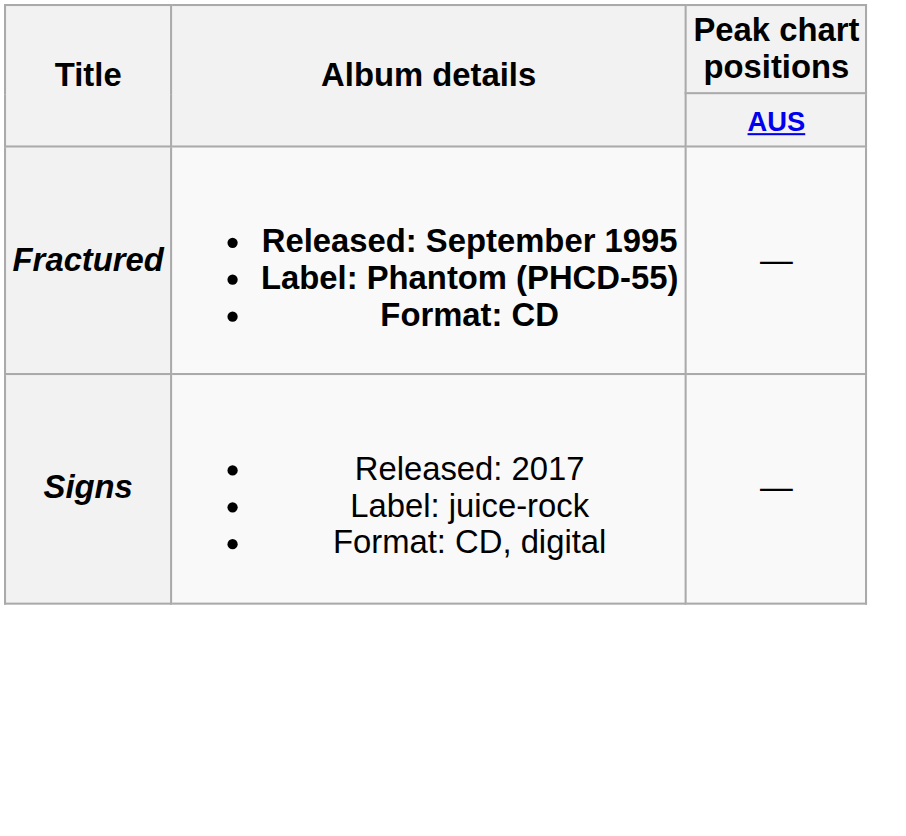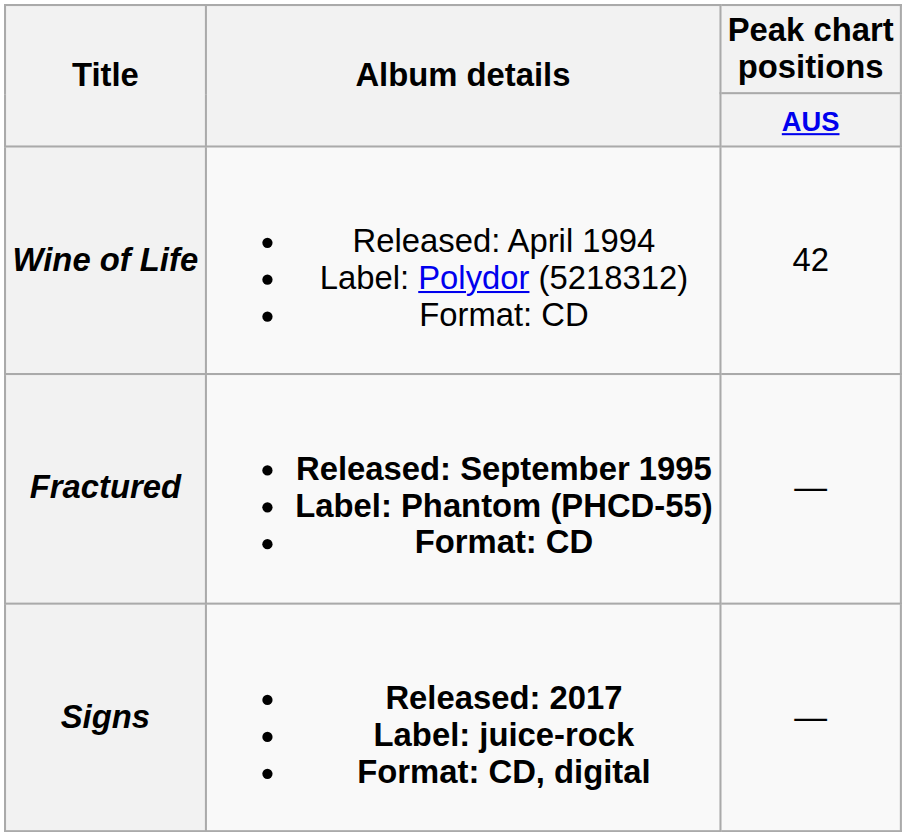+ row: (105, 259)
(429, 507) normal -> (463, 735) bold
